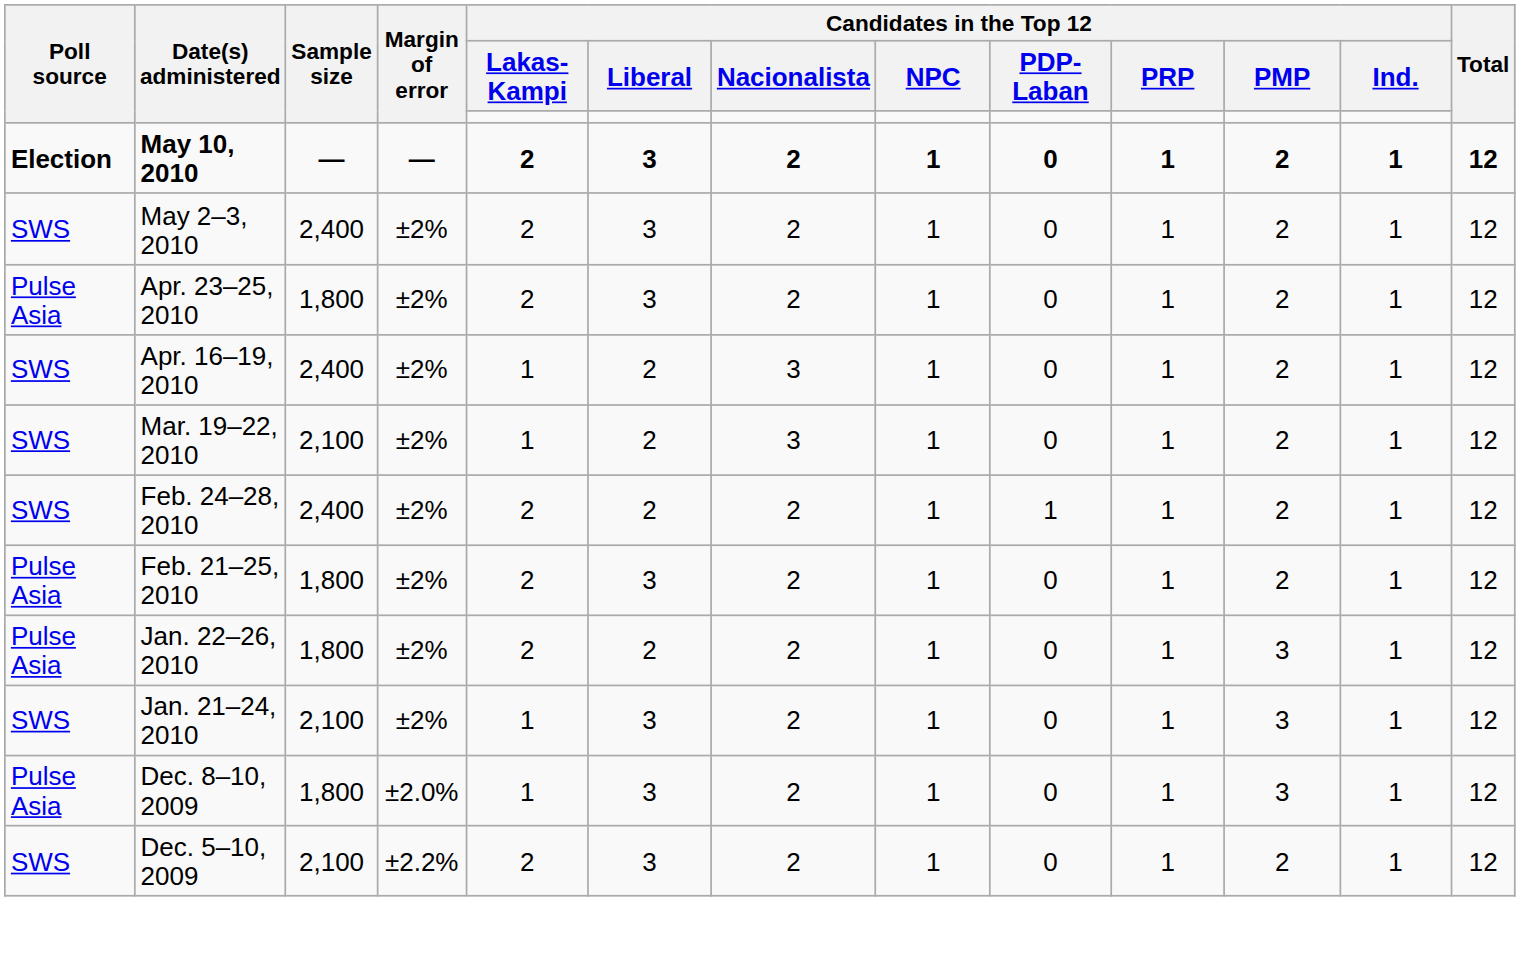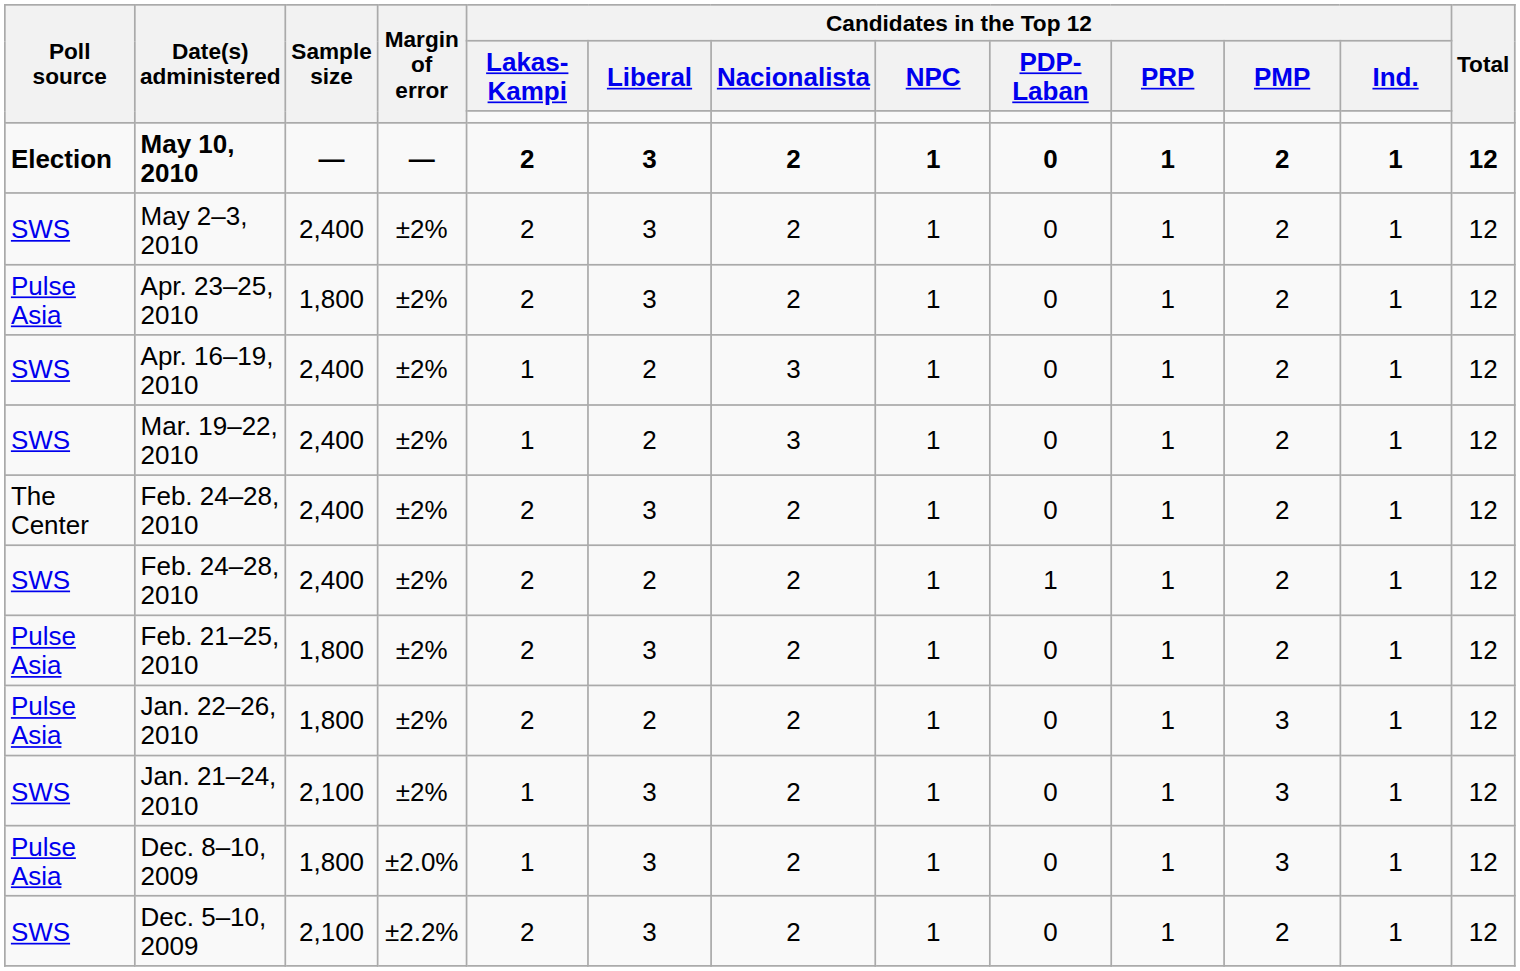(332, 440) 2,100 -> (332, 440) 2,400
+ row: (50, 510)
